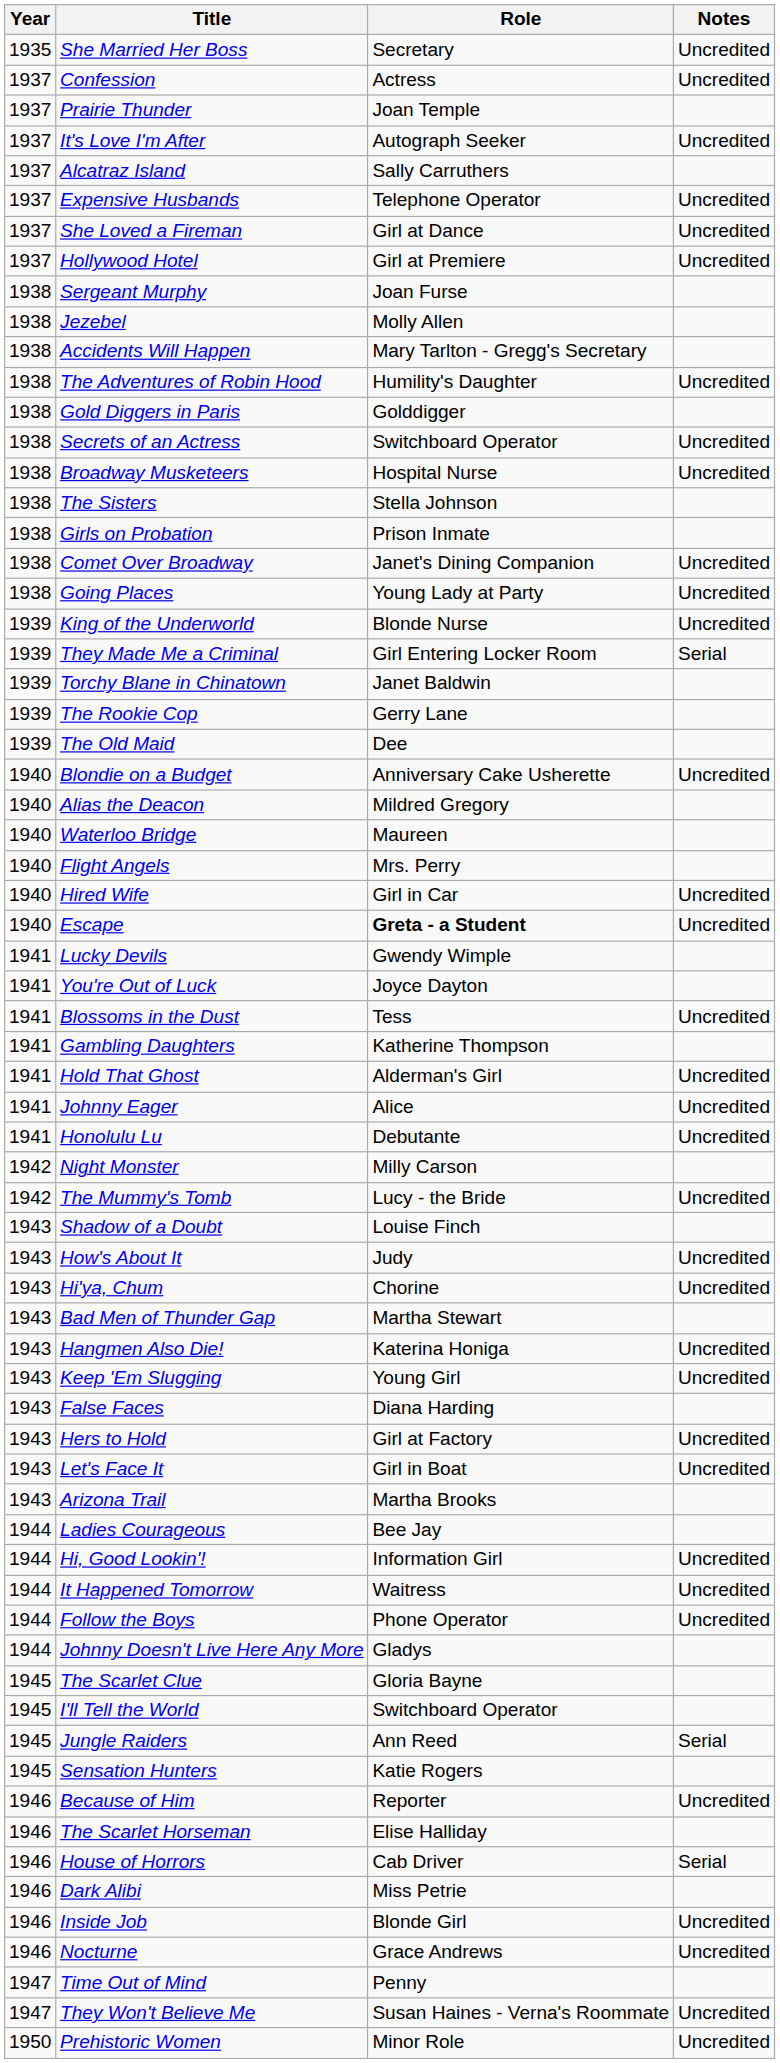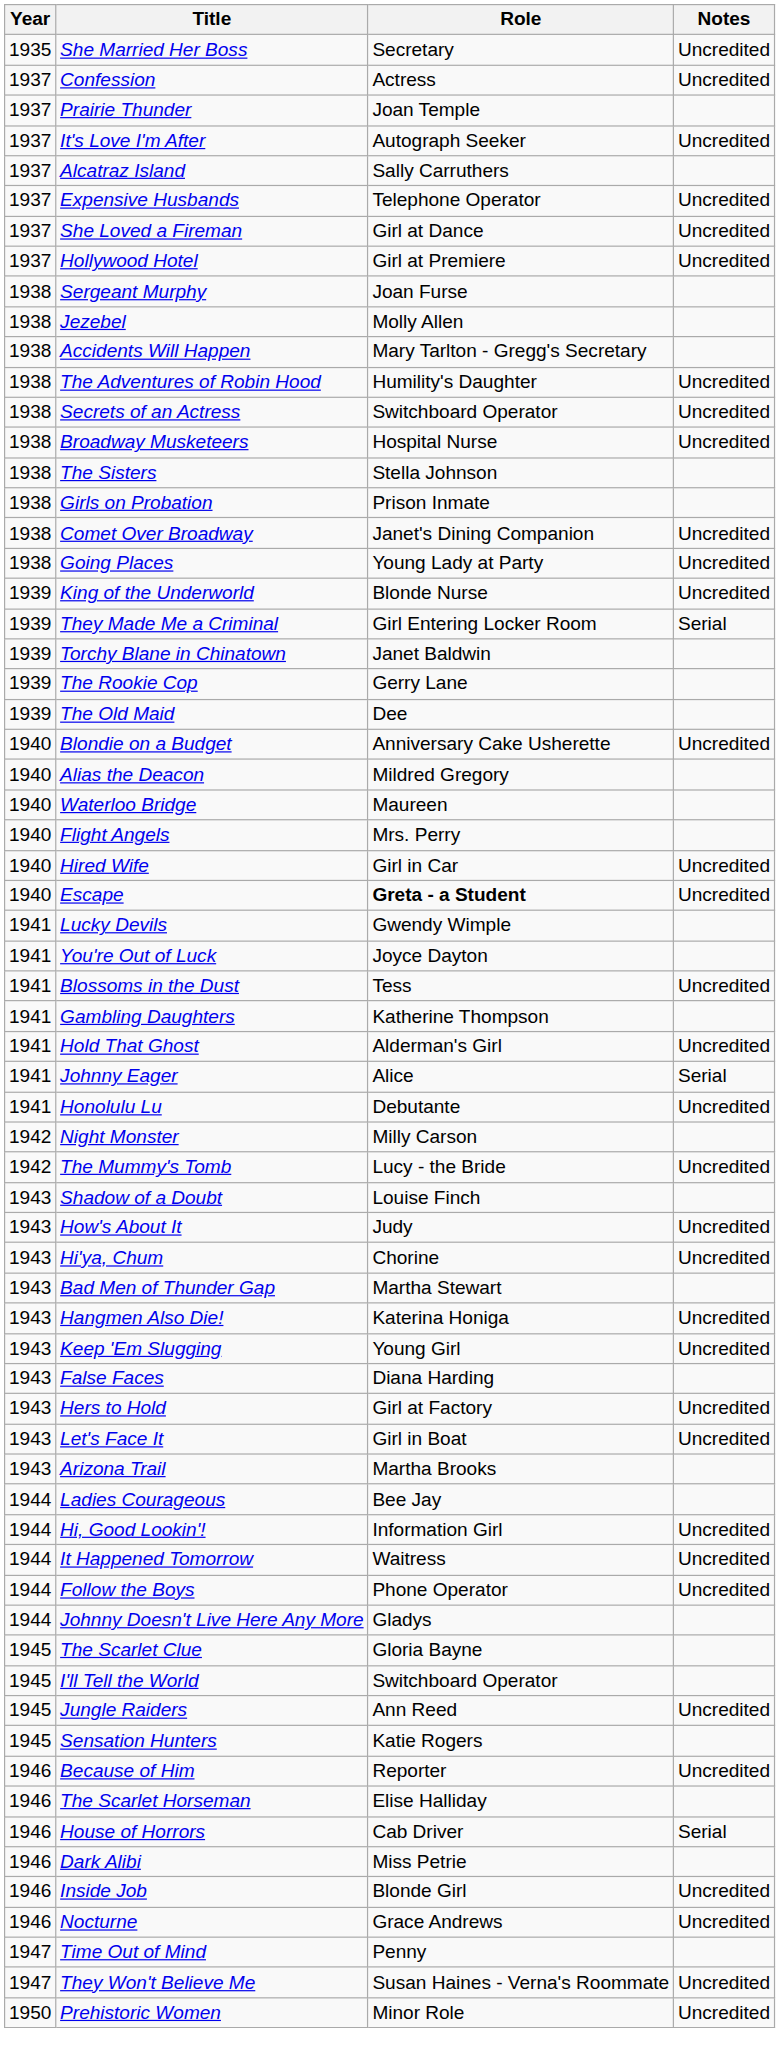- row: (150, 412)
(724, 1106) Uncredited -> (702, 1076) Serial
(702, 1740) Serial -> (724, 1710) Uncredited
